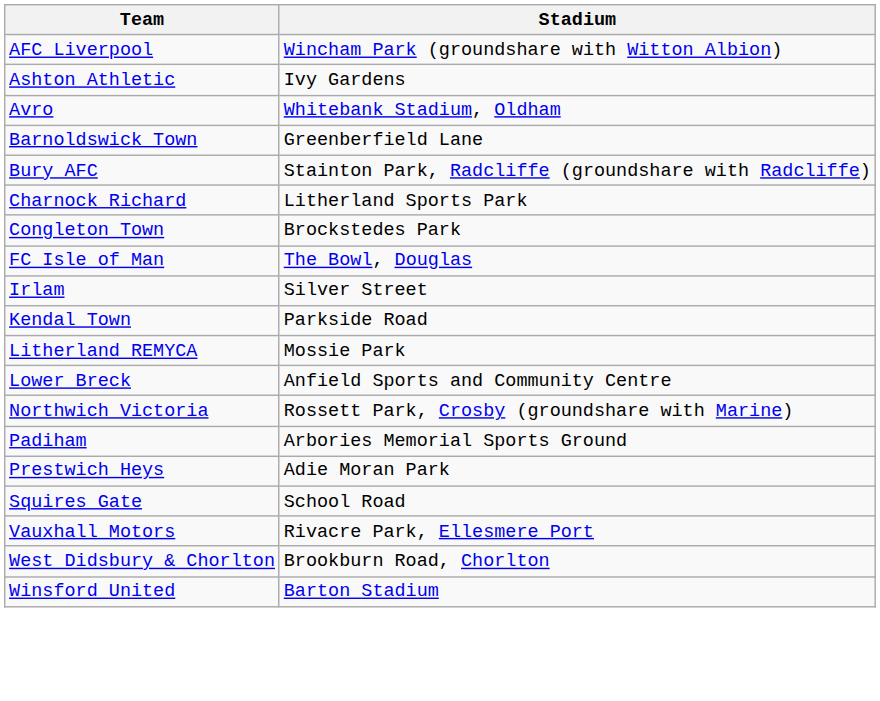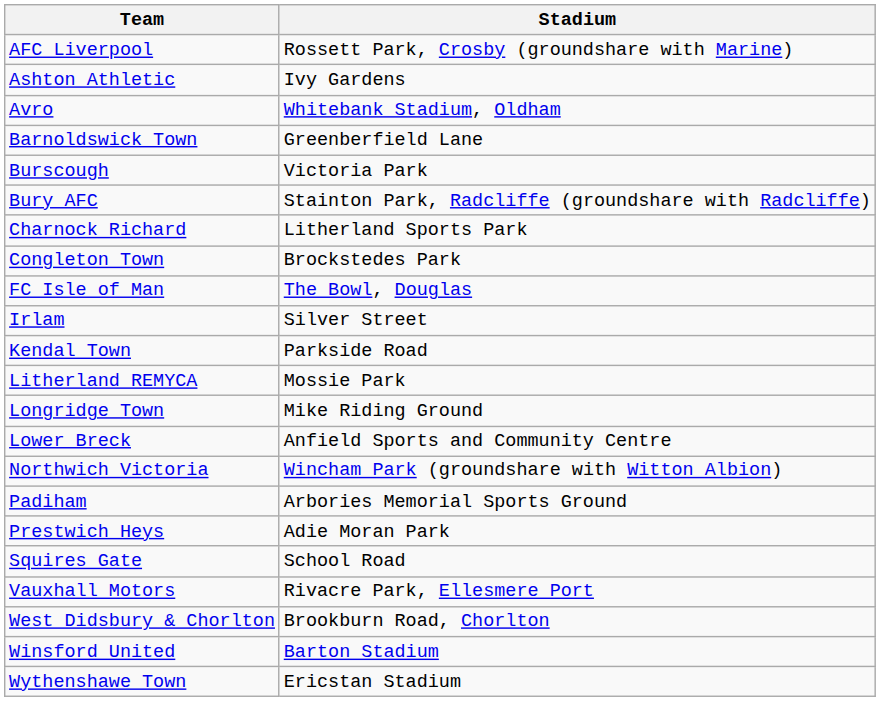(533, 50) Wincham Park (groundshare with Witton Albion) -> (539, 50) Rossett Park, Crosby (groundshare with Marine)
+ row: (59, 170)
+ row: (87, 411)
(539, 411) Rossett Park, Crosby (groundshare with Marine) -> (533, 471) Wincham Park (groundshare with Witton Albion)
+ row: (98, 682)
